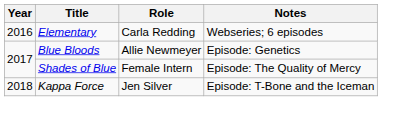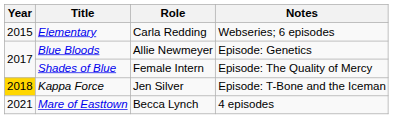(20, 31) 2016 -> (20, 31) 2015
(20, 86) no background -> (20, 86) gold background
+ row: (83, 104)
